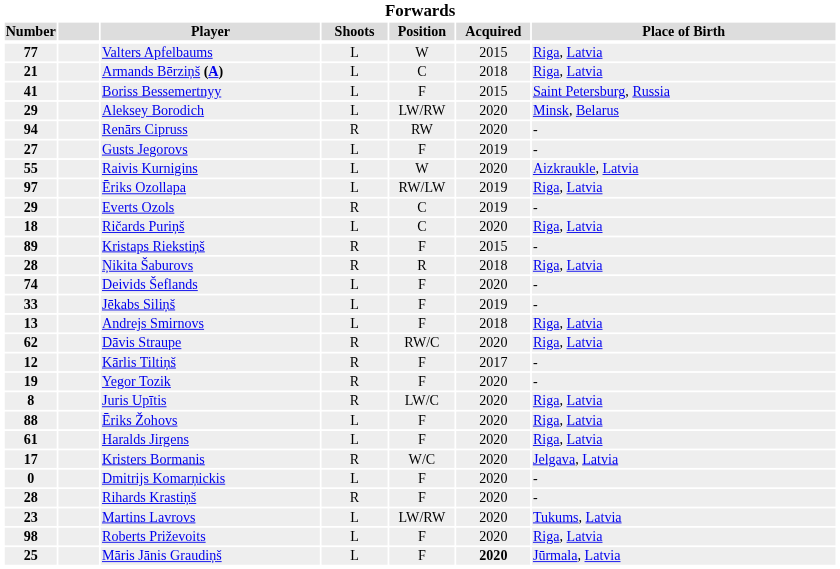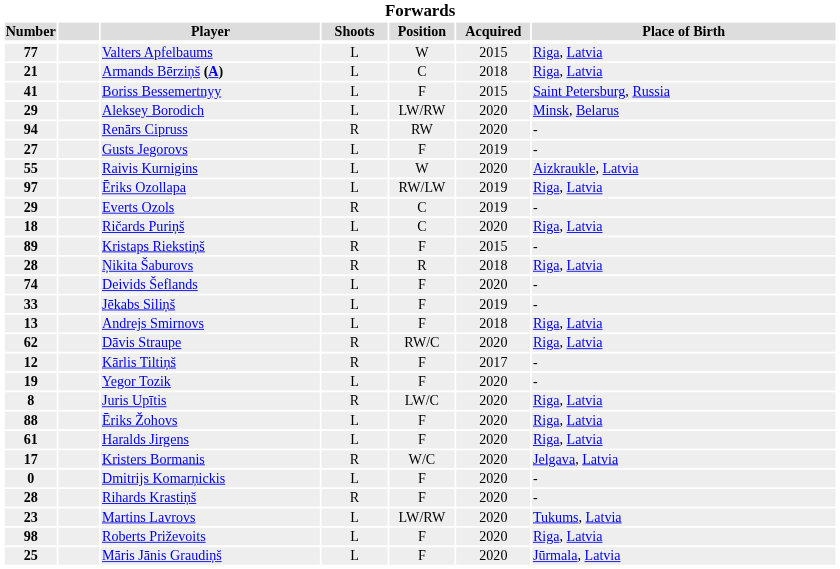(355, 381) R -> (355, 381) L
(493, 555) bold -> (493, 555) normal
